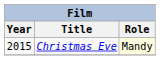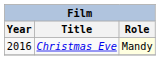(19, 46) 2015 -> (19, 46) 2016
